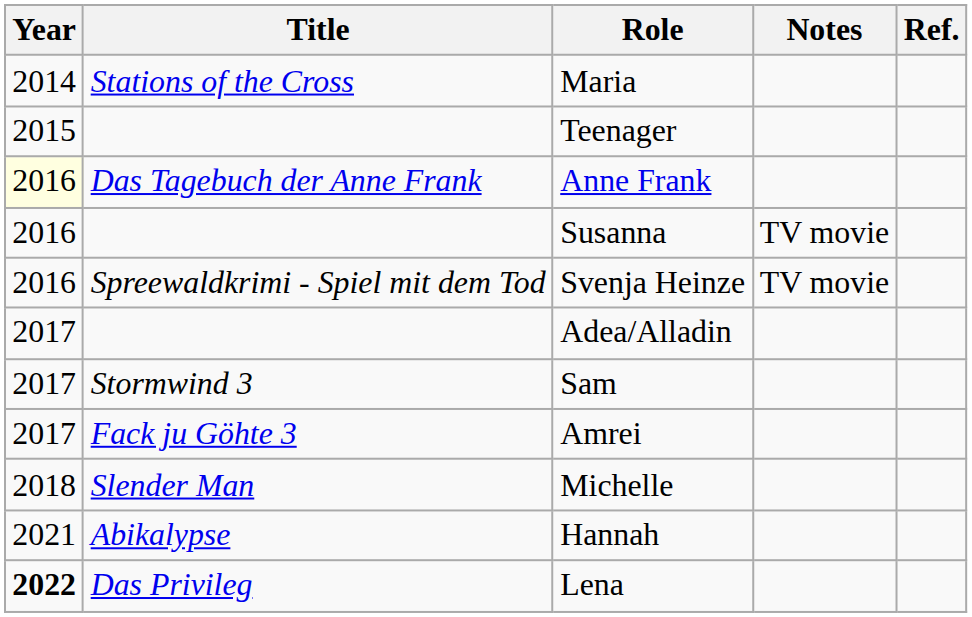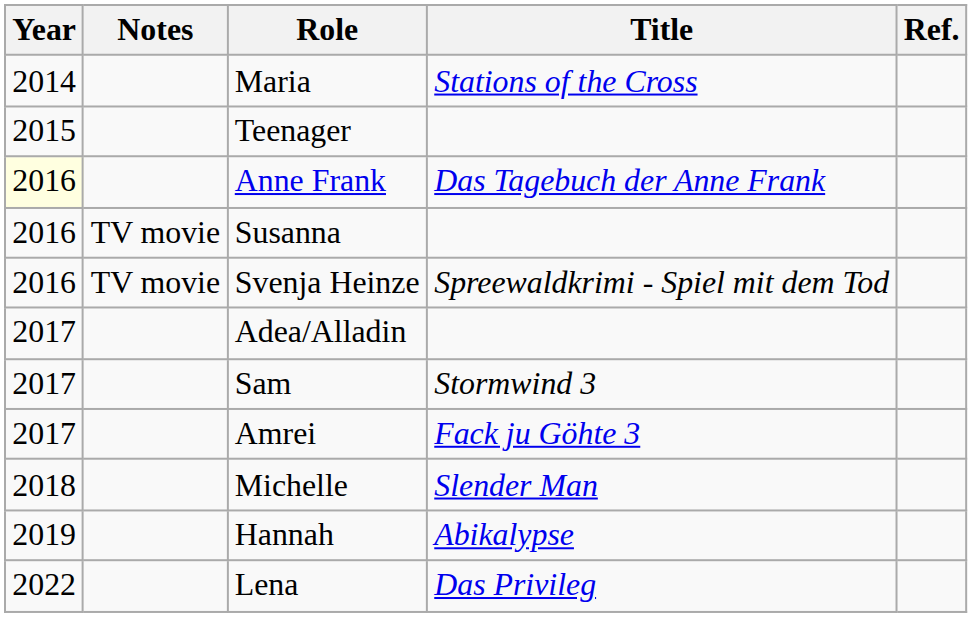columns swapped: (318, 29) <-> (824, 29)
(44, 534) 2021 -> (44, 534) 2019
(44, 585) bold -> (44, 585) normal
